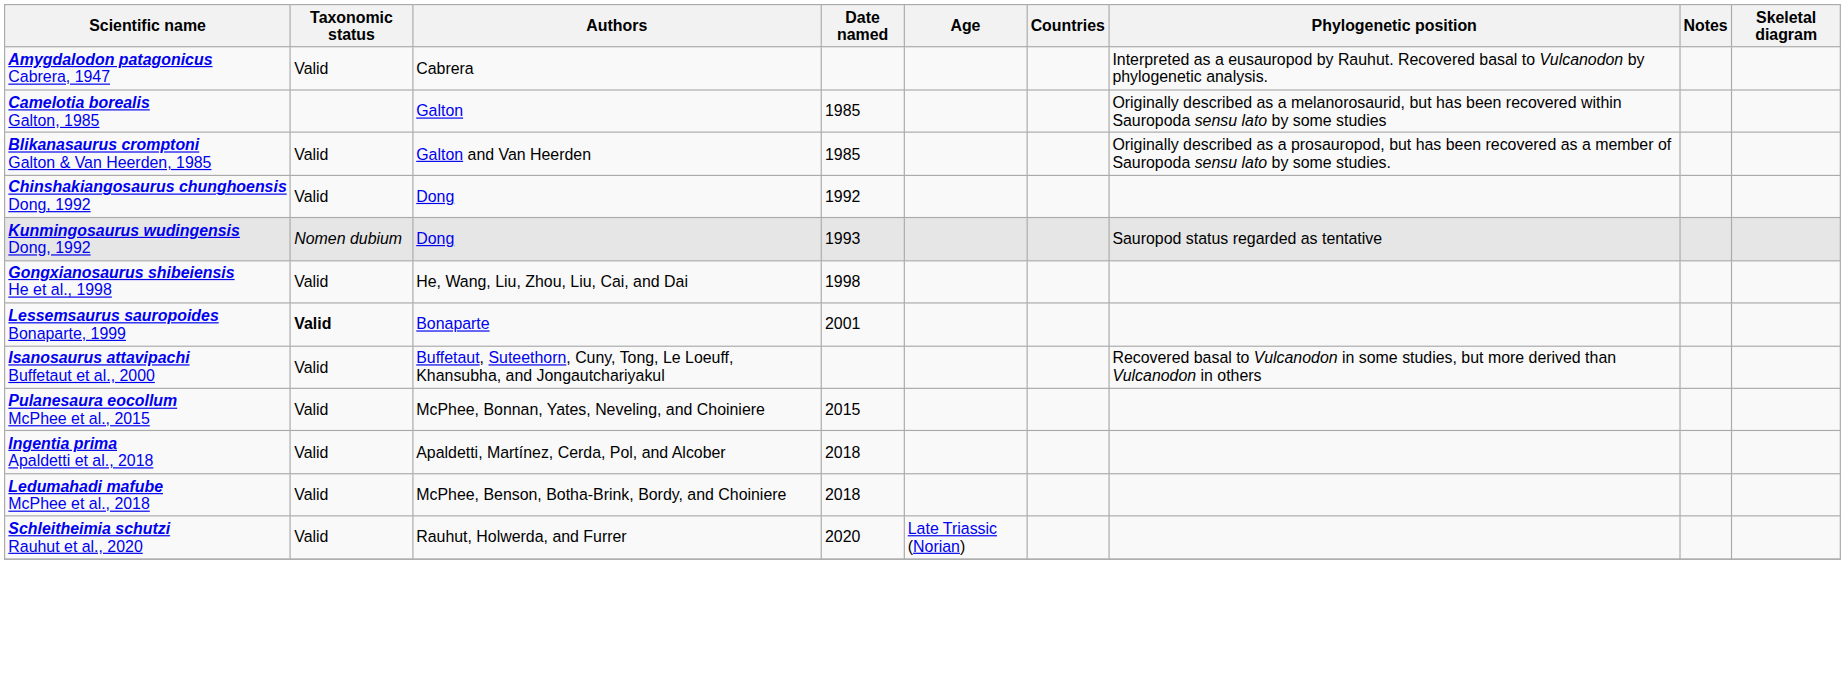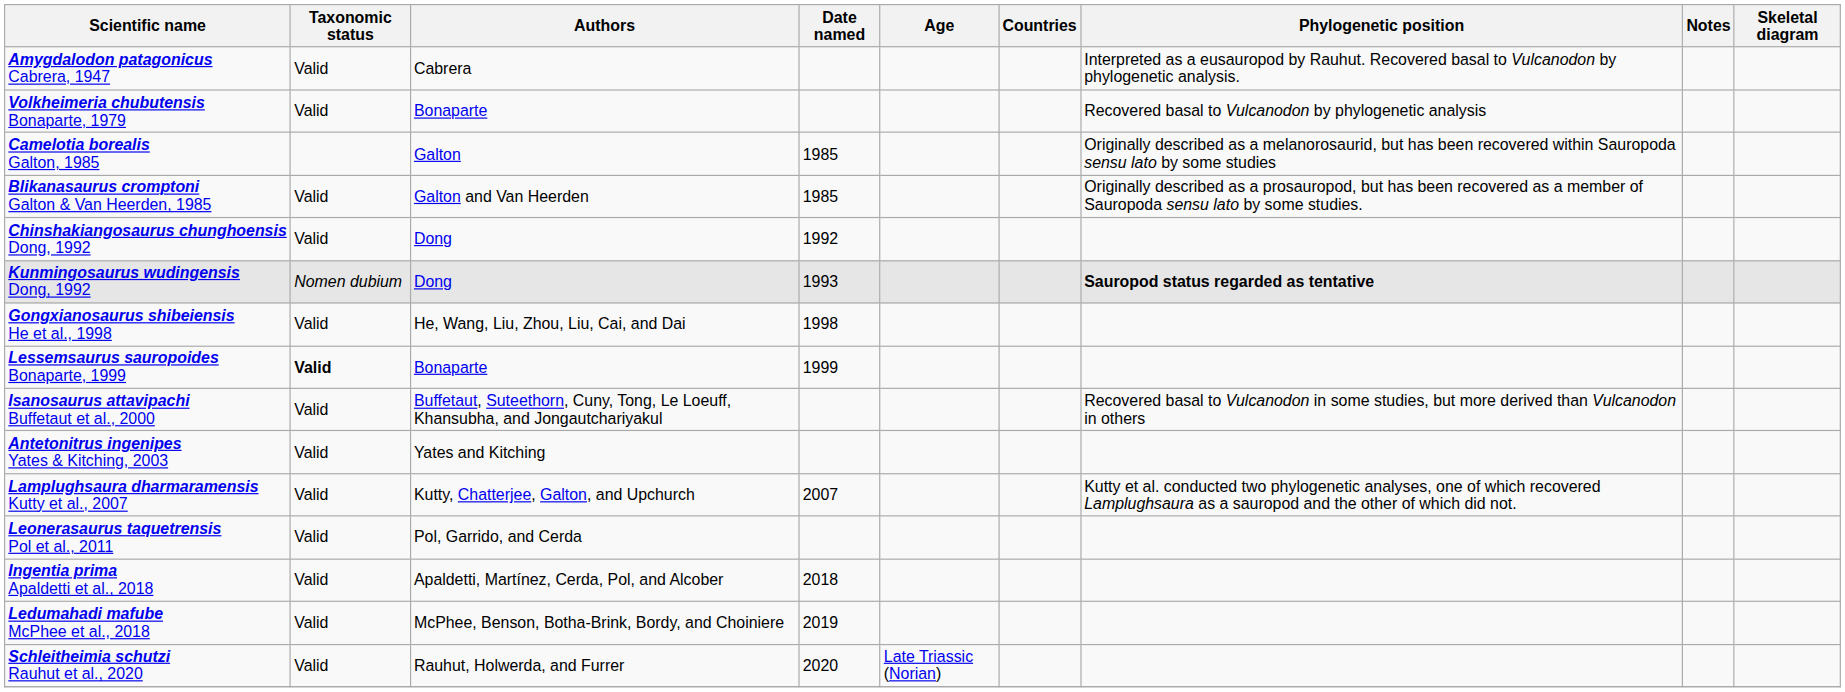+ row: (107, 111)
(1247, 239) normal -> (1229, 281) bold
(843, 324) 2001 -> (820, 367) 1999
+ row: (95, 452)
+ row: (133, 494)
+ row: (115, 537)
- row: (93, 409)
(843, 494) 2018 -> (820, 622) 2019
